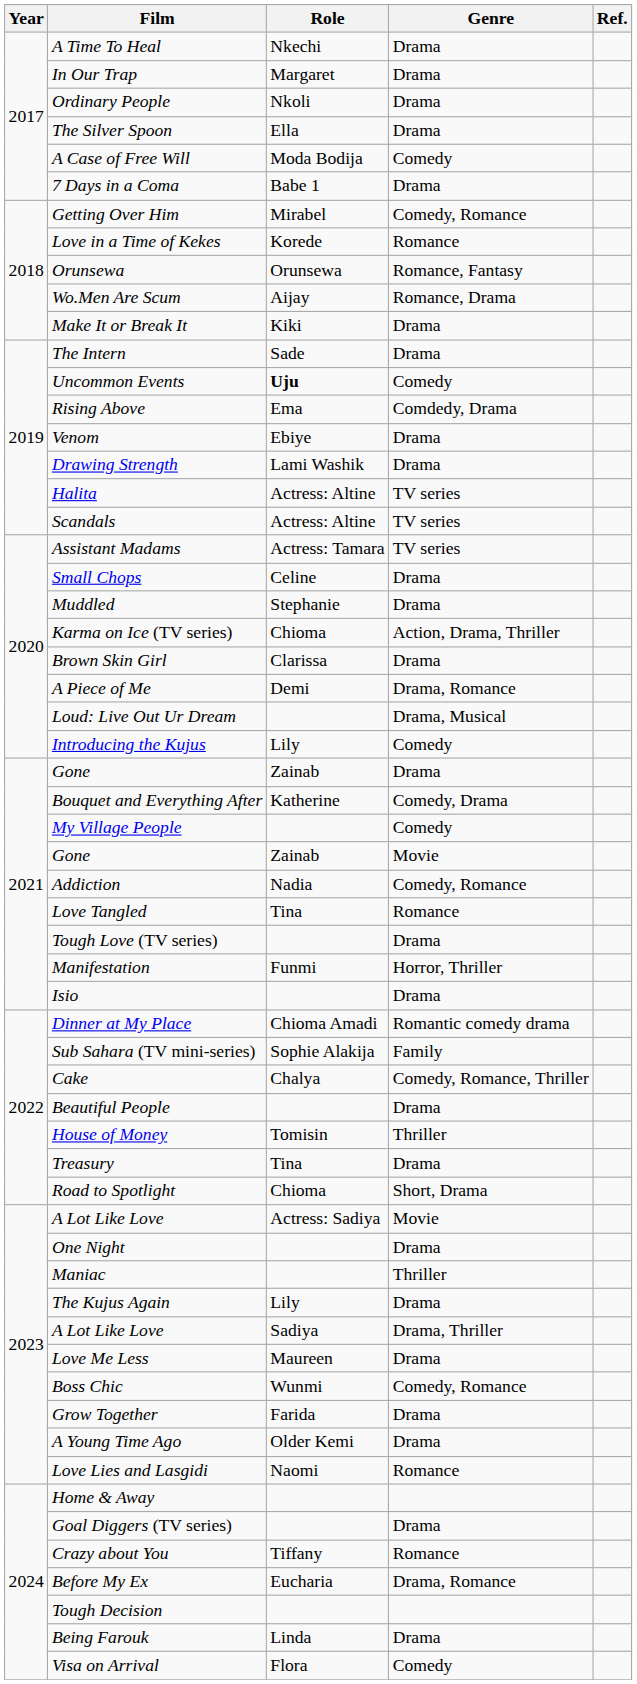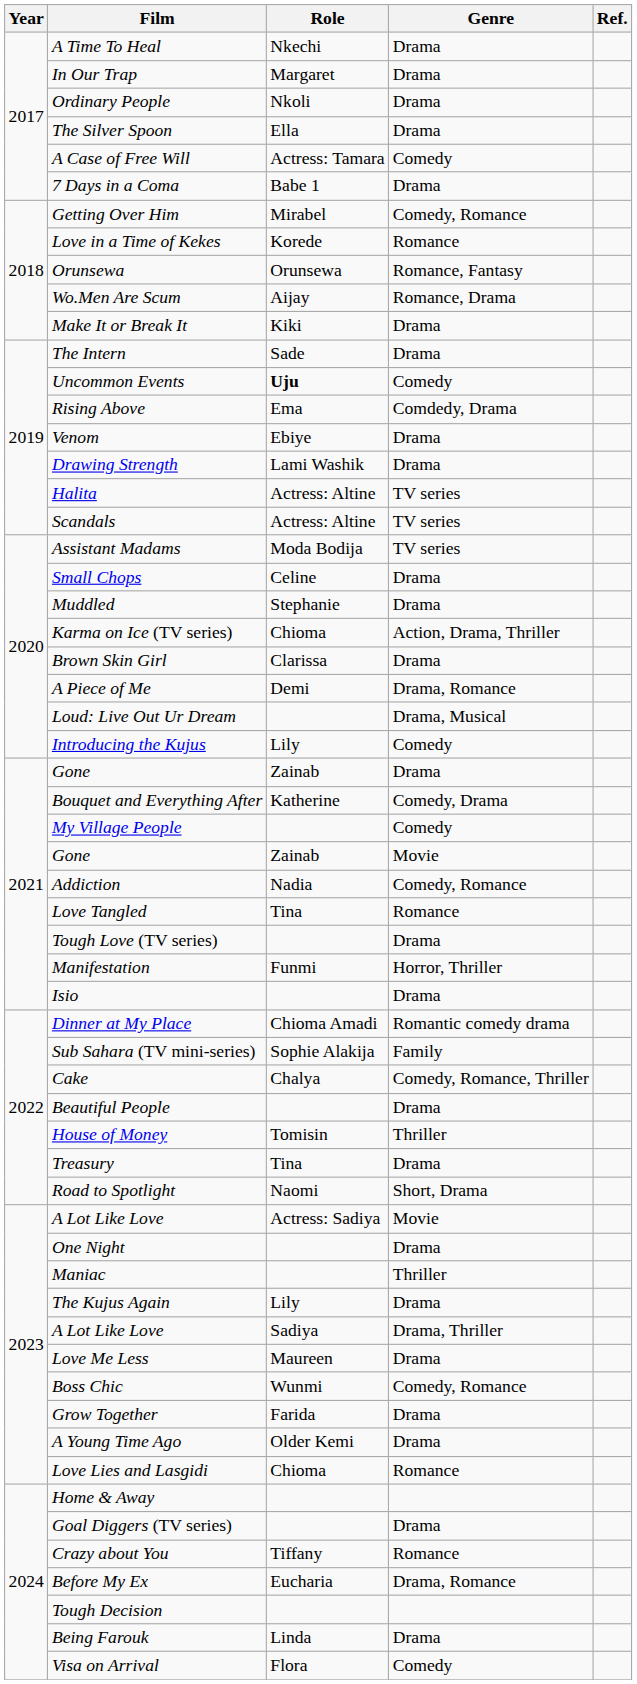(317, 158) Moda Bodija -> (328, 158) Actress: Tamara
(328, 548) Actress: Tamara -> (317, 548) Moda Bodija
(298, 1190) Chioma -> (294, 1190) Naomi
(294, 1469) Naomi -> (298, 1469) Chioma
